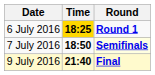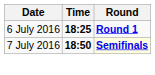(78, 29) gold background -> (78, 29) no background
- row: (33, 62)
